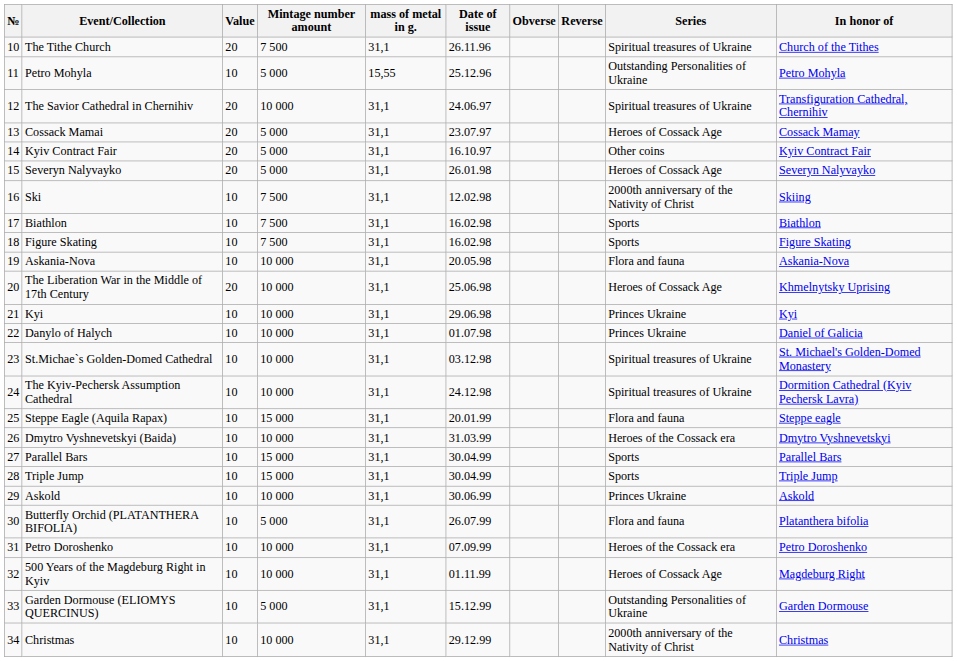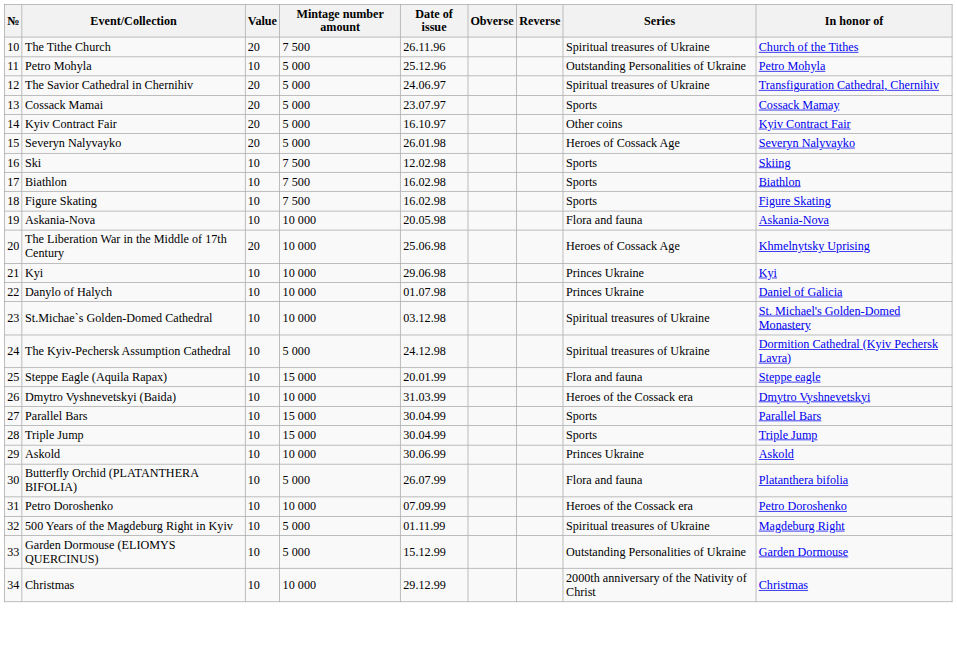- column: (406, 20)
(277, 106) 10 000 -> (296, 85) 5 000
(665, 132) Heroes of Cossack Age -> (582, 104) Sports
(670, 197) 2000th anniversary of the Nativity of Christ -> (582, 162) Sports
(277, 392) 10 000 -> (296, 351) 5 000
(277, 573) 10 000 -> (296, 526) 5 000
(665, 573) Heroes of Cossack Age -> (638, 526) Spiritual treasures of Ukraine
